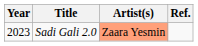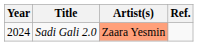(19, 31) 2023 -> (19, 31) 2024
